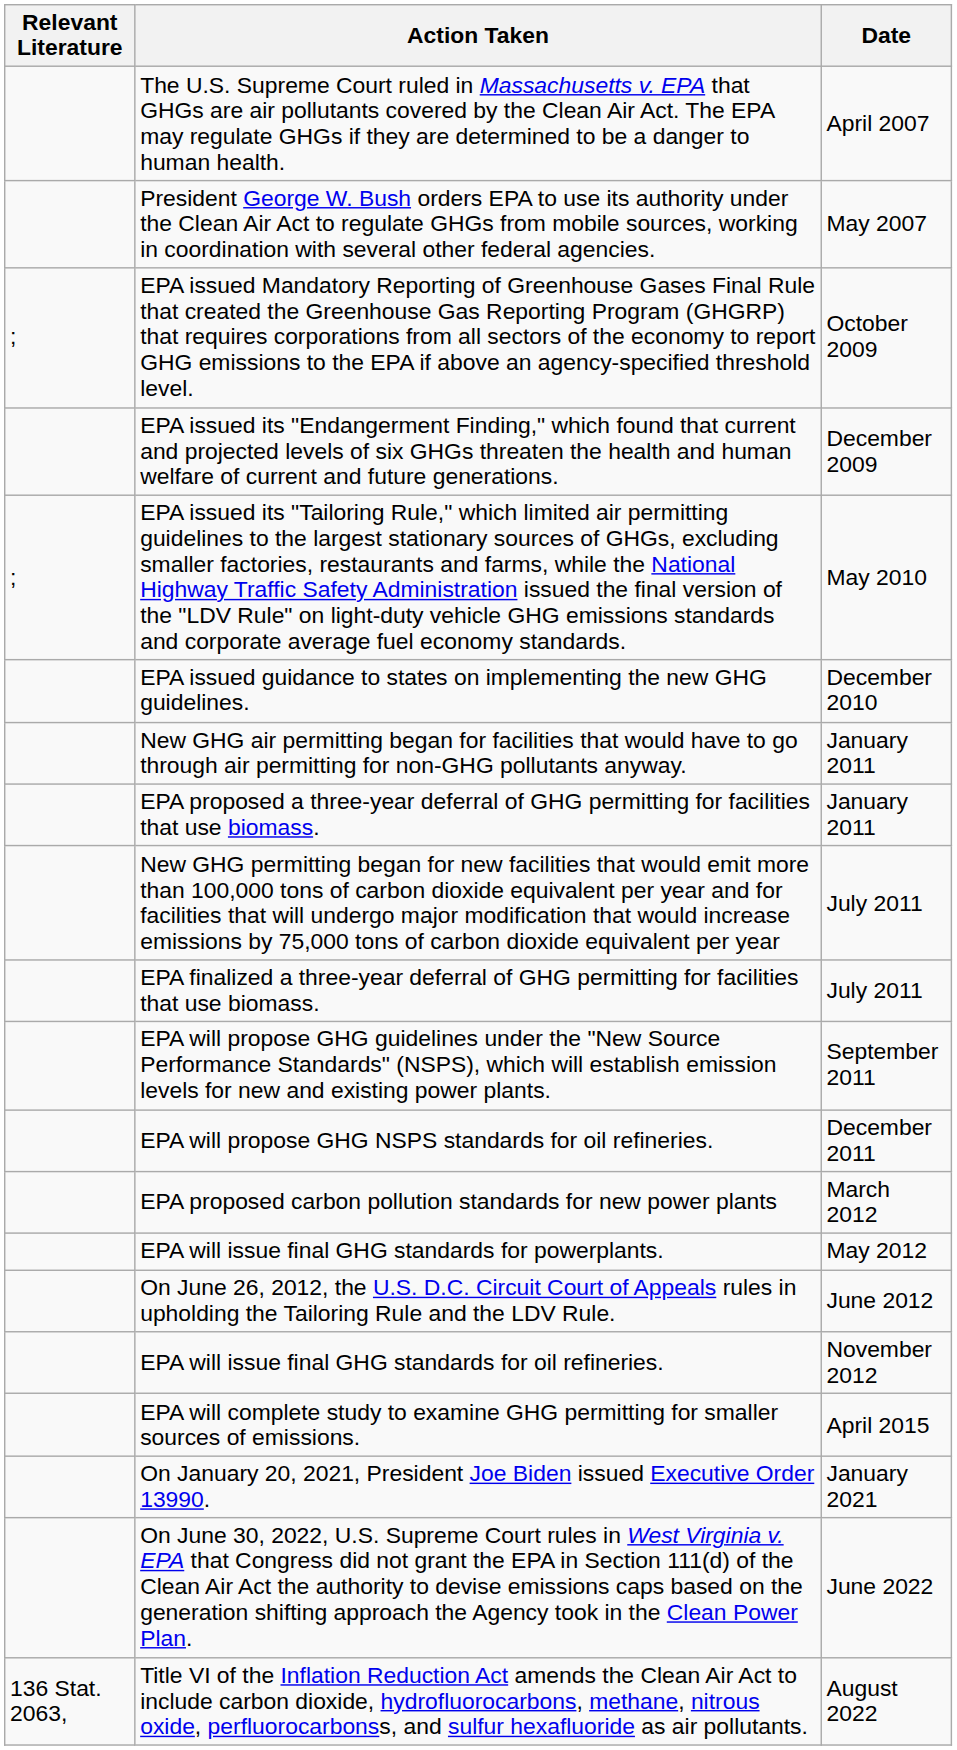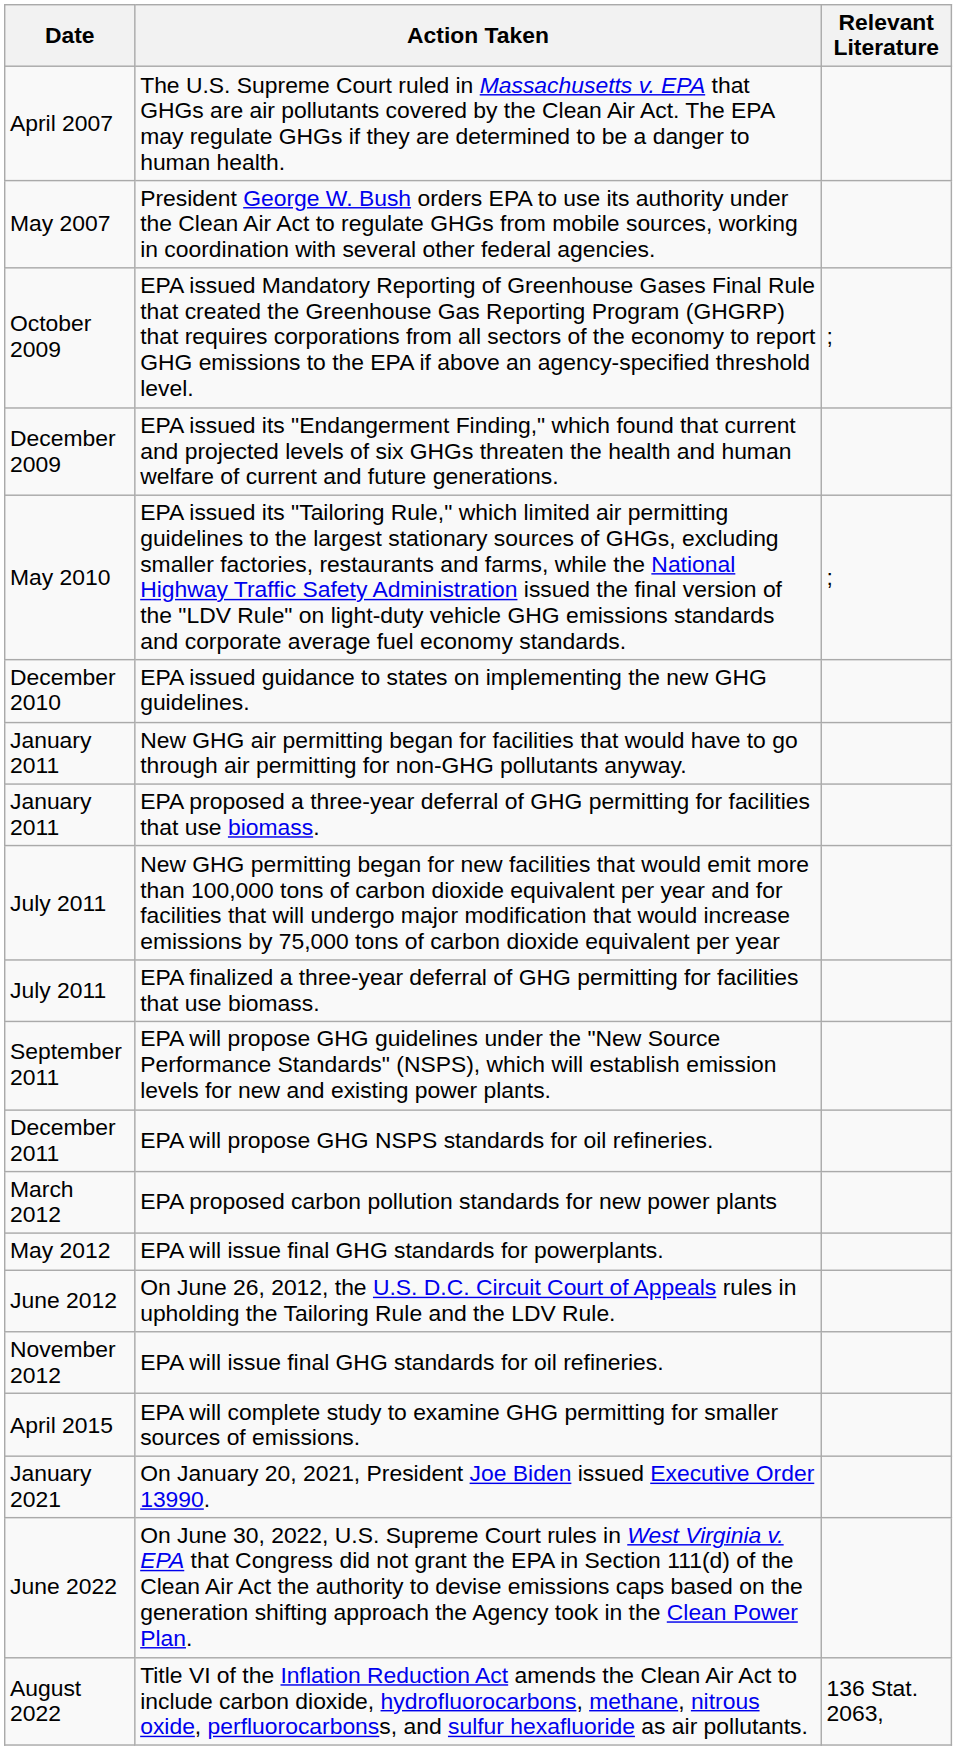columns swapped: (886, 35) <-> (70, 35)
